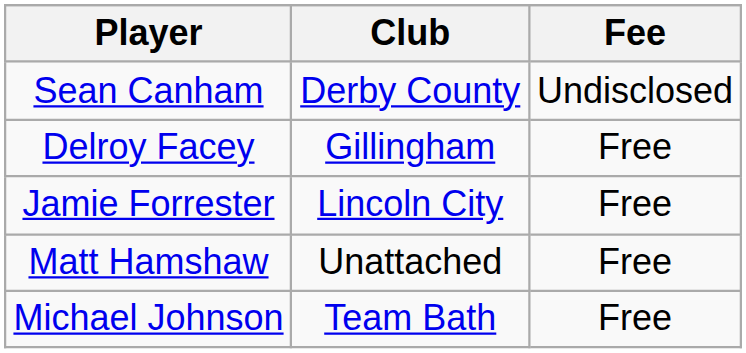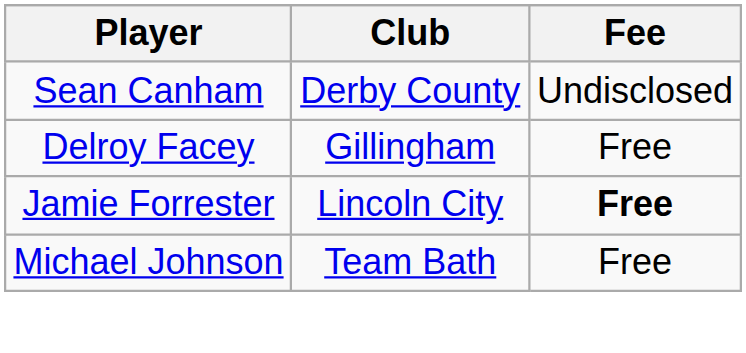(635, 204) normal -> (635, 204) bold
- row: (149, 261)
